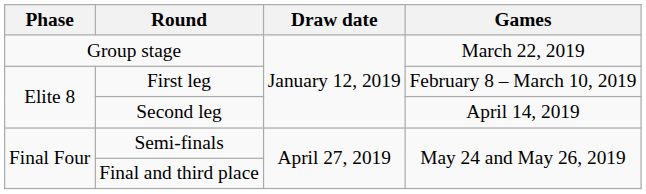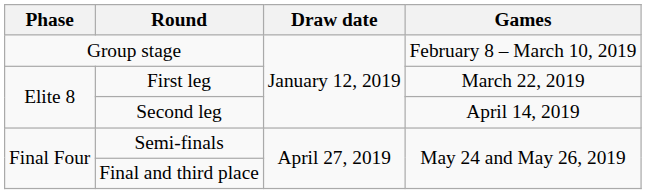(523, 50) March 22, 2019 -> (523, 50) February 8 – March 10, 2019
(523, 81) February 8 – March 10, 2019 -> (523, 81) March 22, 2019
